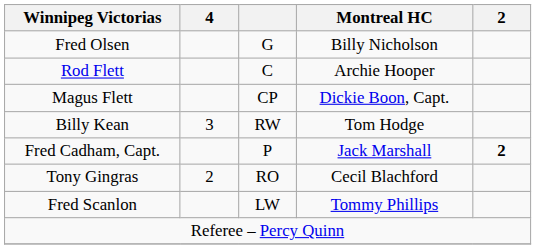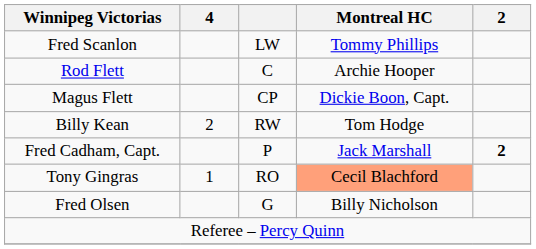rows swapped: (92, 44) <-> (92, 204)
(209, 124) 3 -> (209, 124) 2
(209, 177) 2 -> (209, 177) 1
(384, 177) no background -> (384, 177) lightsalmon background
